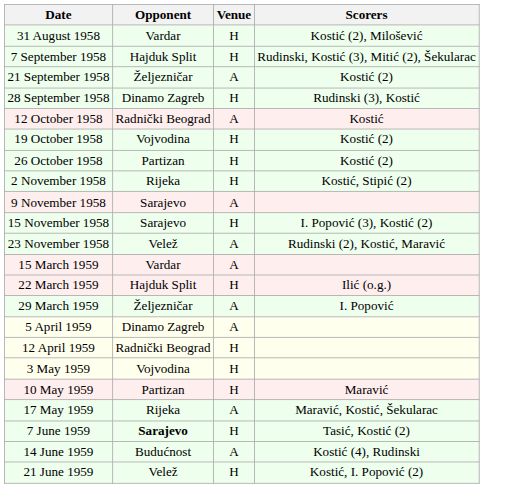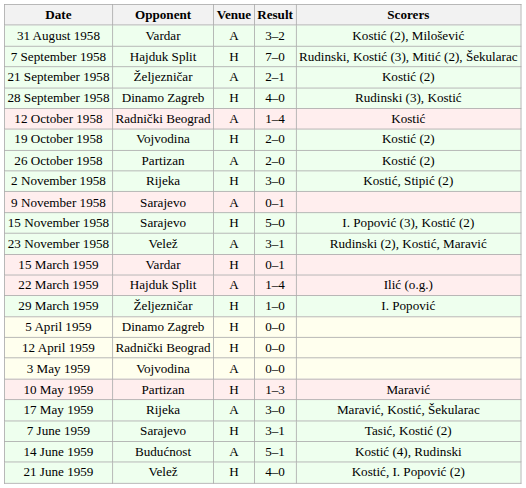+ column: (275, 14)
(234, 35) H -> (234, 35) A
(234, 160) H -> (234, 160) A
(234, 264) A -> (234, 264) H
(234, 285) H -> (234, 285) A
(234, 306) A -> (234, 306) H
(234, 327) A -> (234, 327) H
(234, 368) H -> (234, 368) A
(163, 431) bold -> (163, 431) normal
